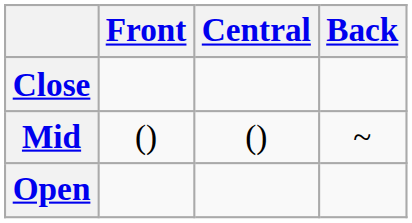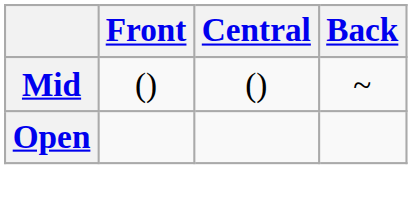- row: (52, 83)
